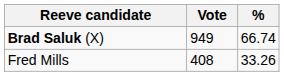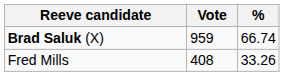(202, 37) 949 -> (202, 37) 959
